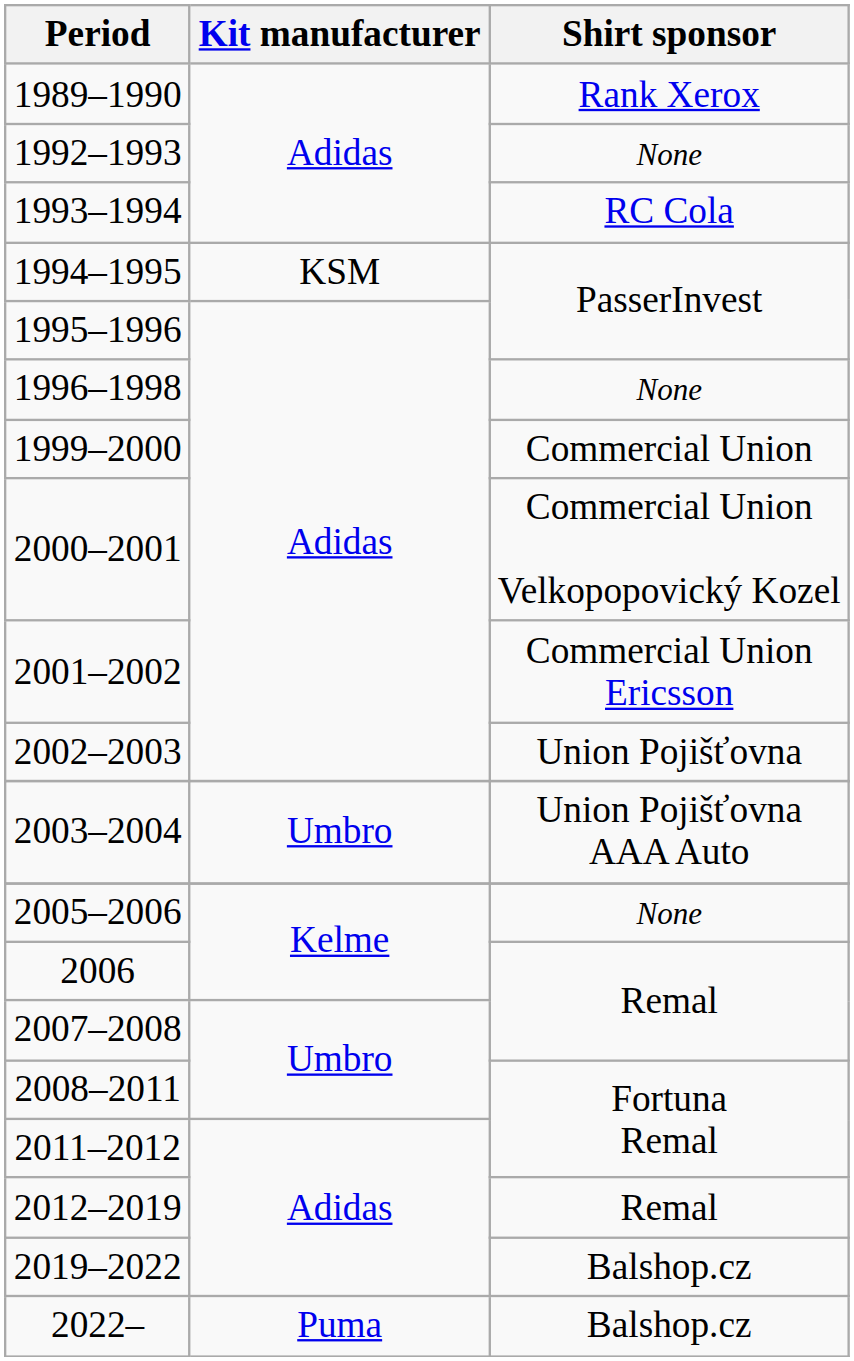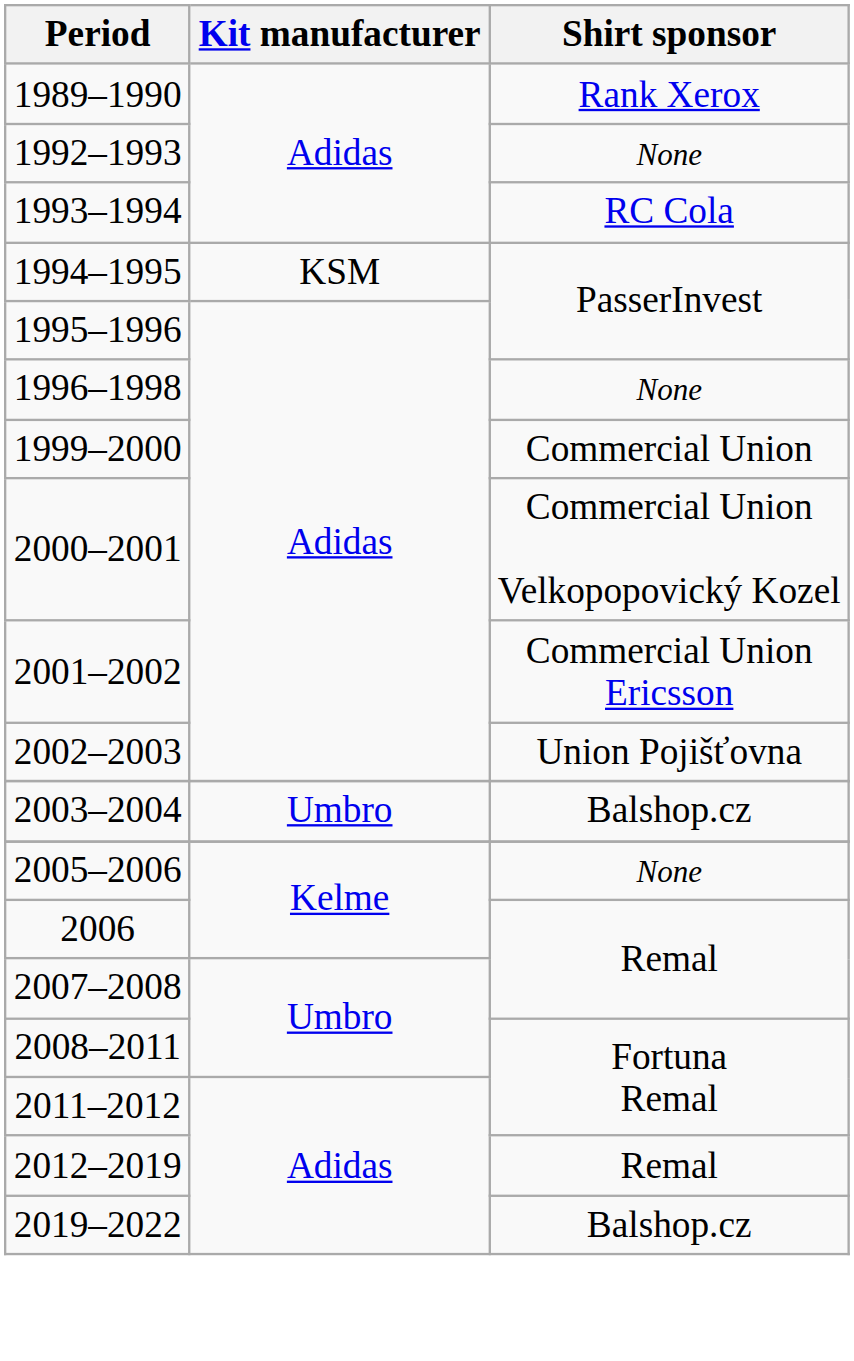(669, 831) Union Pojišťovna AAA Auto -> (669, 810) Balshop.cz
- row: (98, 1325)
